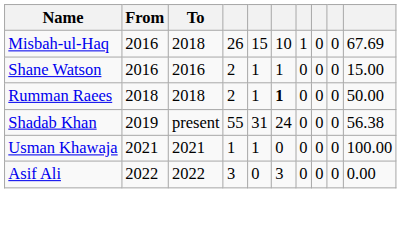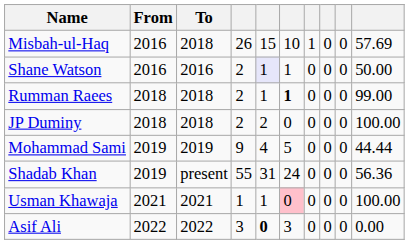(365, 43) 67.69 -> (374, 43) 57.69
(255, 69) no background -> (264, 69) lavender background
(365, 69) 15.00 -> (374, 69) 50.00
(365, 95) 50.00 -> (374, 95) 99.00
+ row: (45, 122)
+ row: (67, 148)
(365, 122) 56.38 -> (374, 174) 56.36
(279, 148) no background -> (288, 200) pink background
(255, 174) normal -> (264, 226) bold
